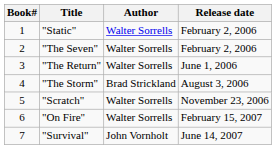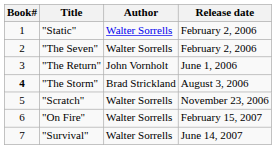(139, 65) Walter Sorrells -> (137, 65) John Vornholt
(22, 83) normal -> (22, 83) bold
(137, 135) John Vornholt -> (139, 135) Walter Sorrells
